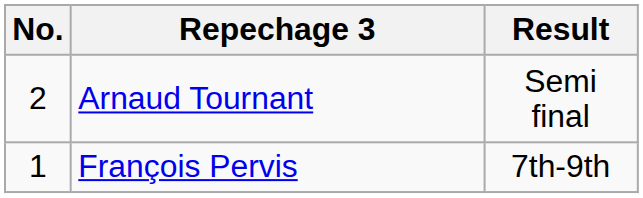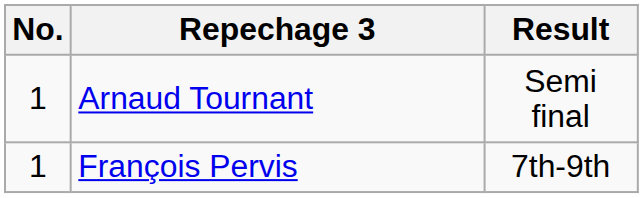(38, 98) 2 -> (38, 98) 1
